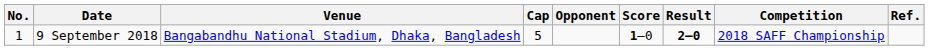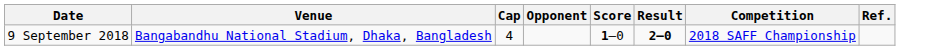- column: (19, 15)
(538, 35) 5 -> (509, 35) 4
